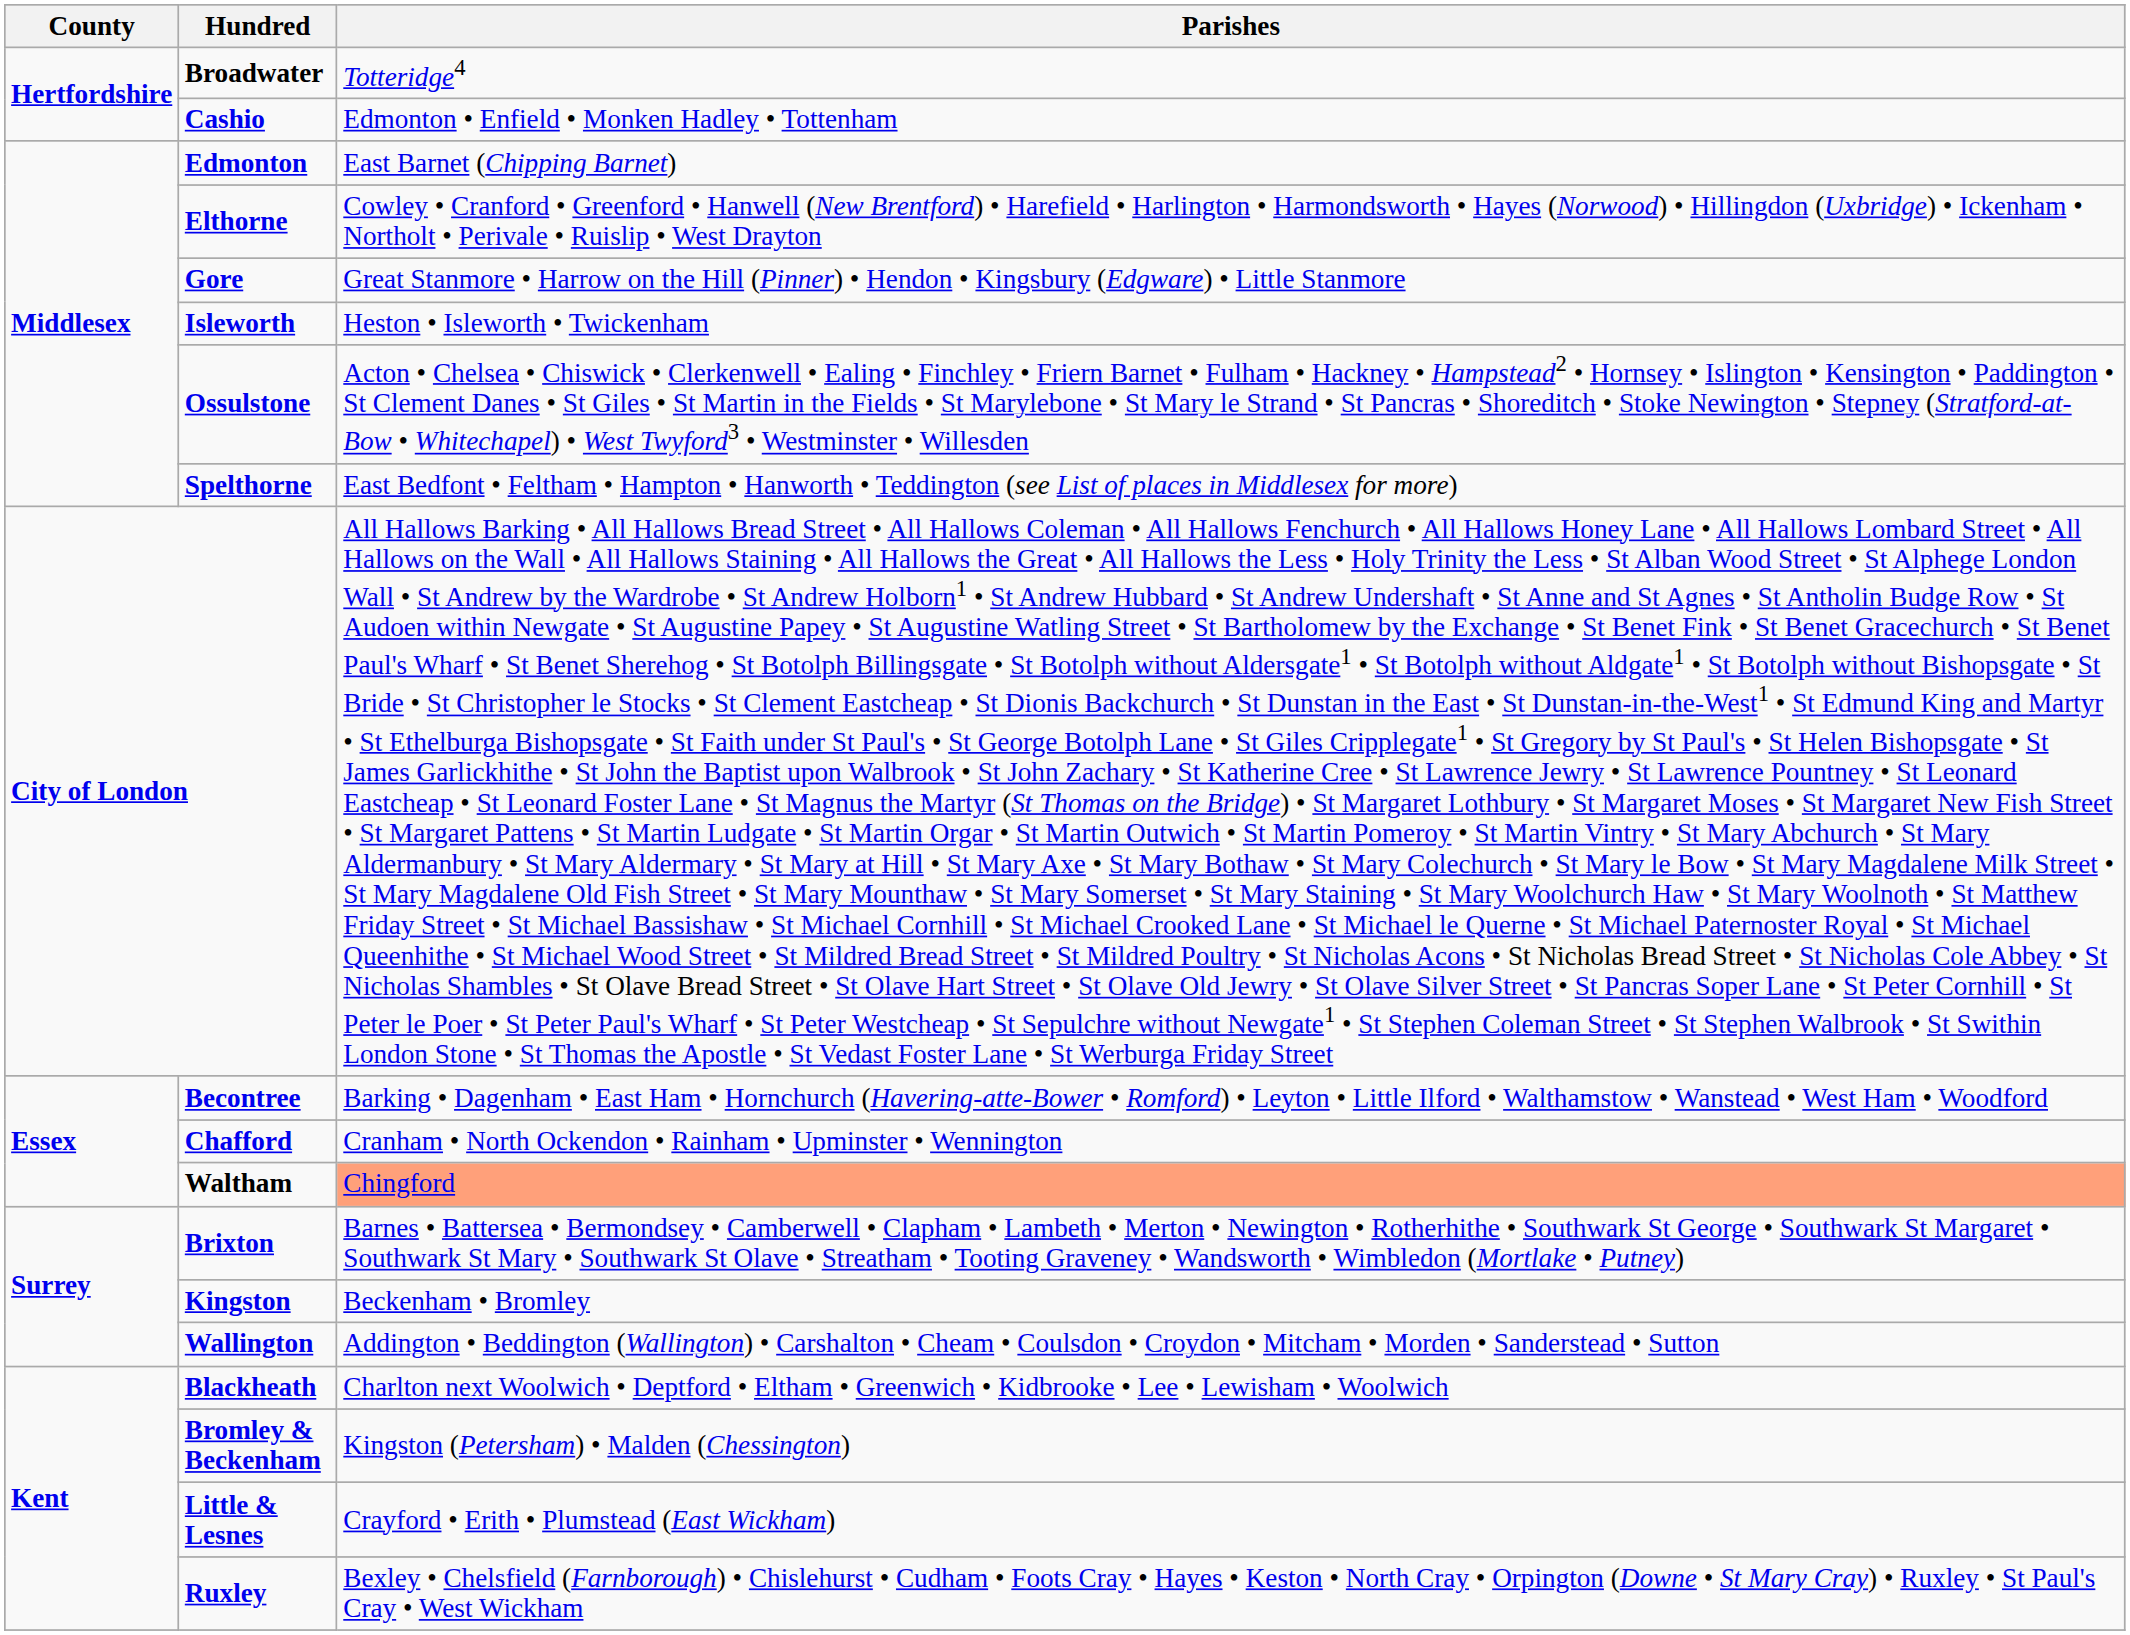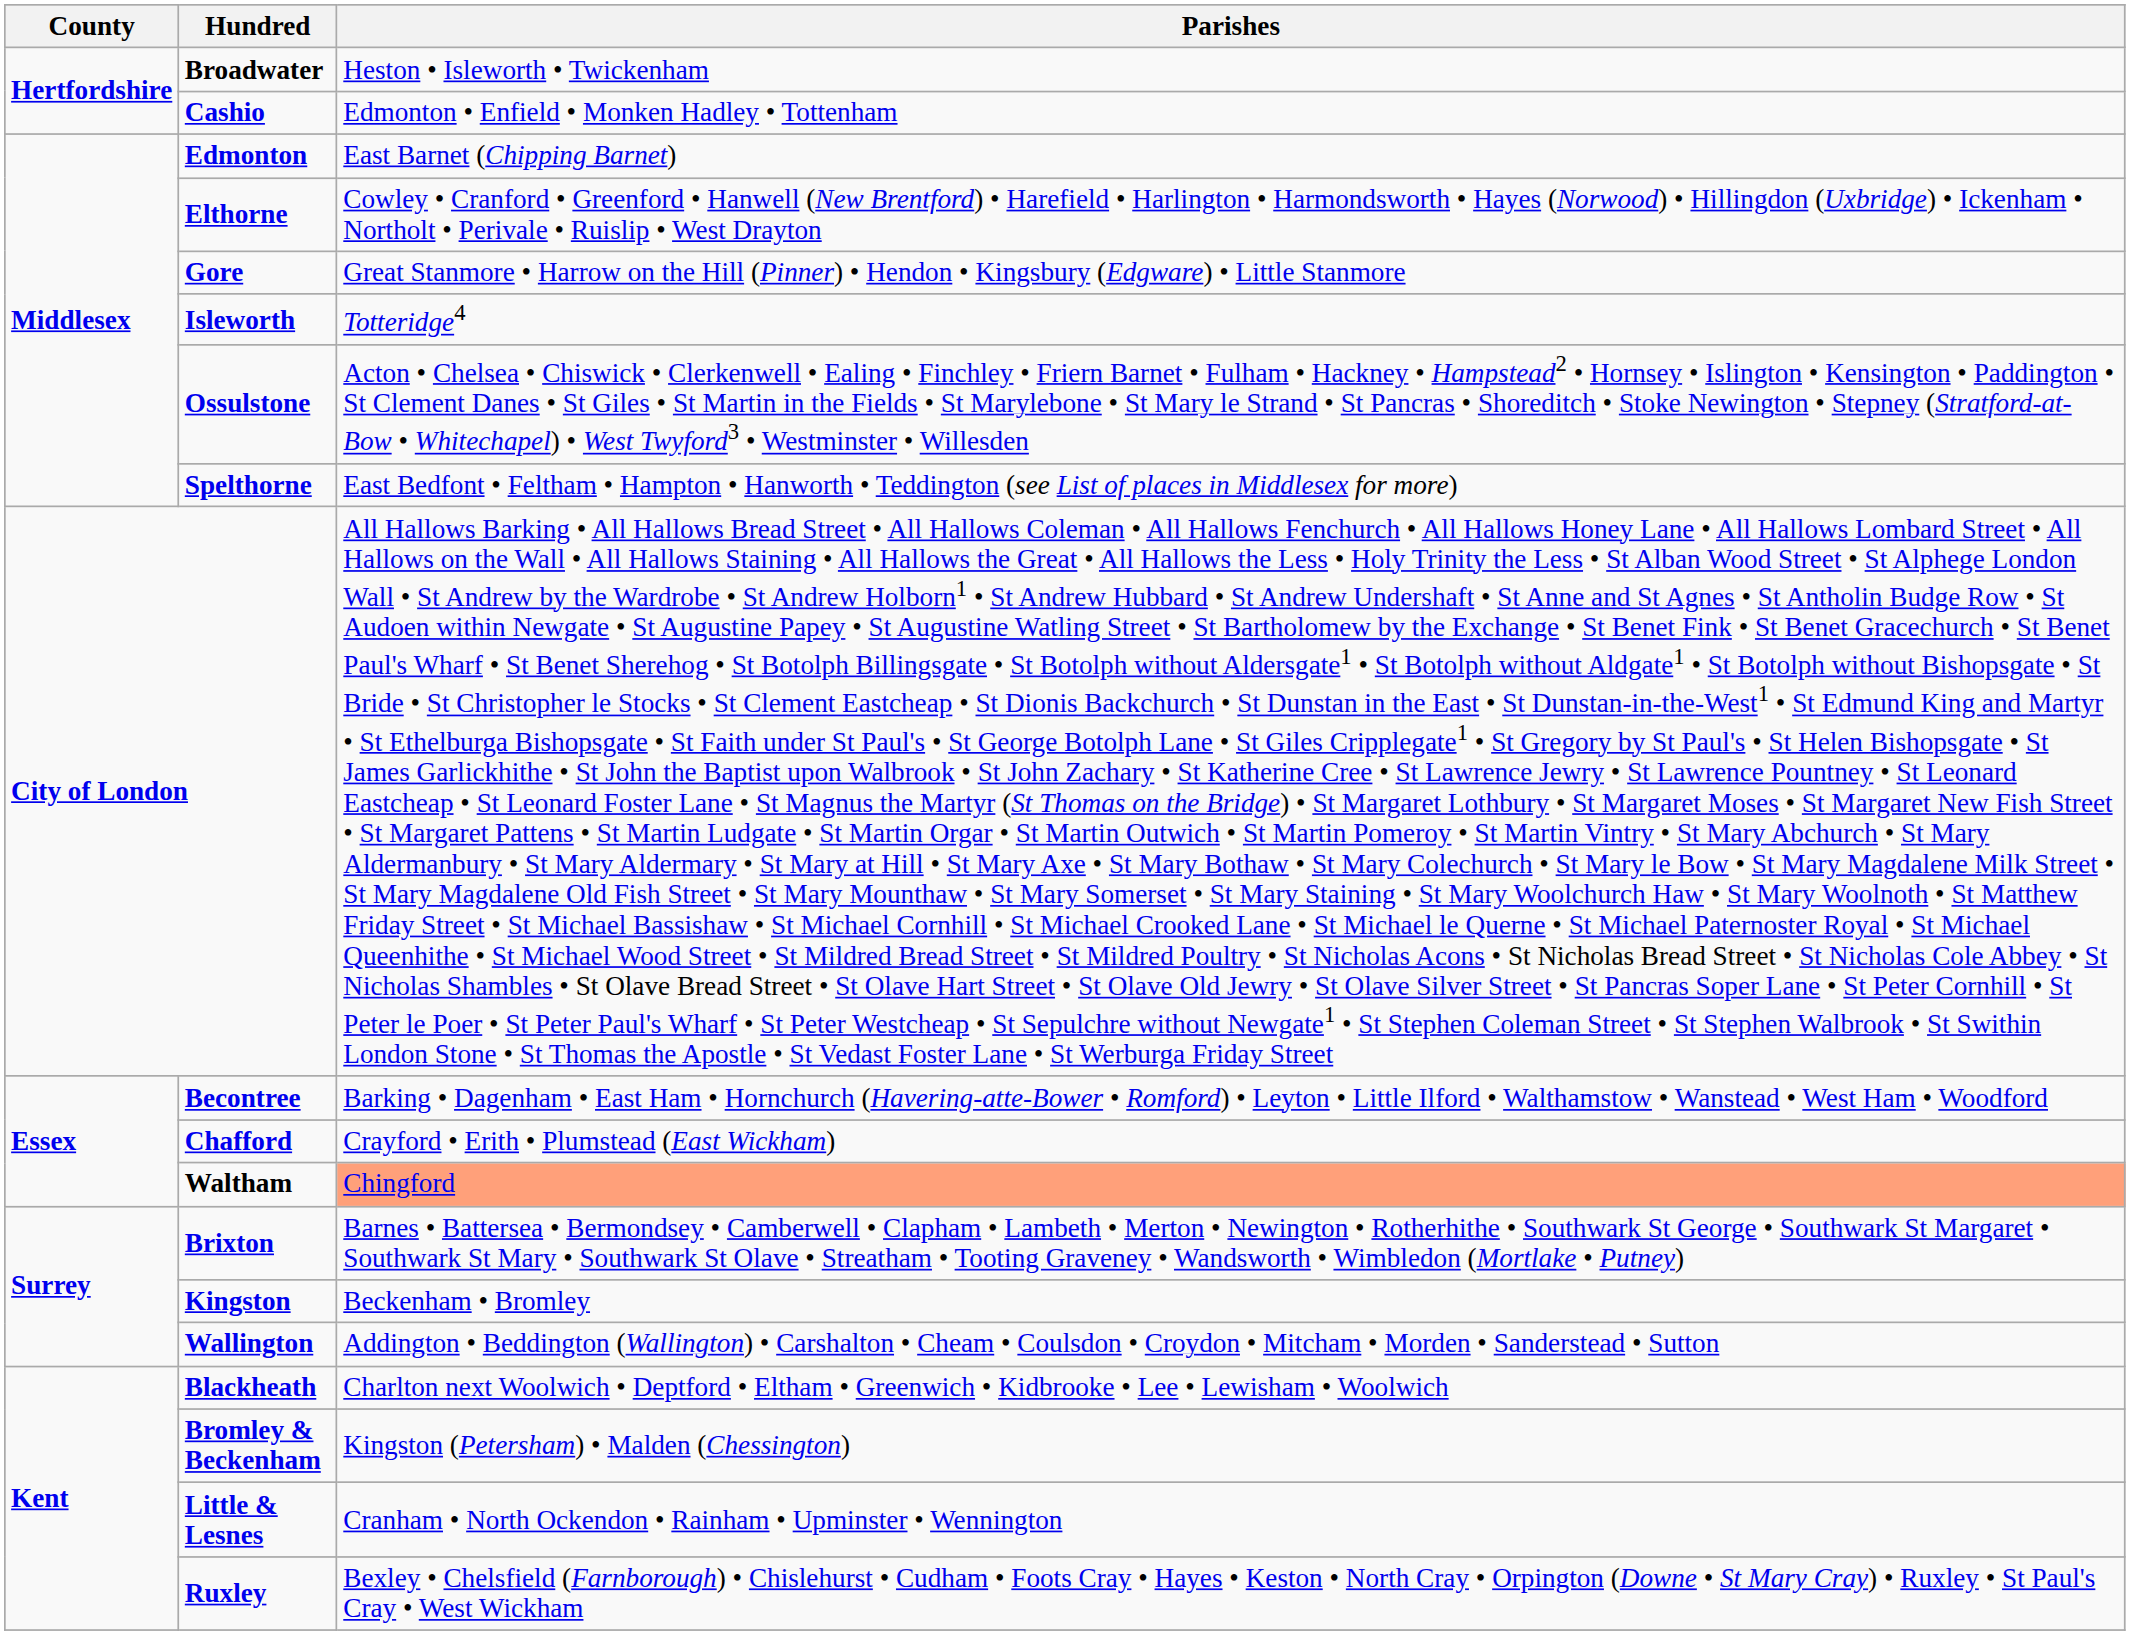(404, 72) Totteridge4 -> (526, 69) Heston • Isleworth • Twickenham
(526, 322) Heston • Isleworth • Twickenham -> (404, 319) Totteridge4
(703, 1140) Cranham • North Ockendon • Rainham • Upminster • Wennington -> (589, 1140) Crayford • Erith • Plumstead (East Wickham)
(589, 1519) Crayford • Erith • Plumstead (East Wickham) -> (703, 1519) Cranham • North Ockendon • Rainham • Upminster • Wennington
